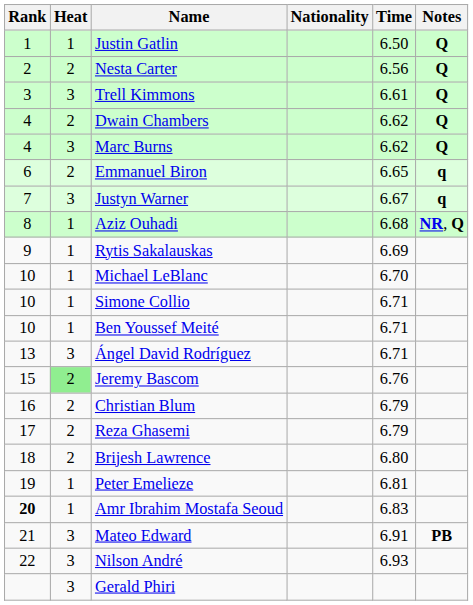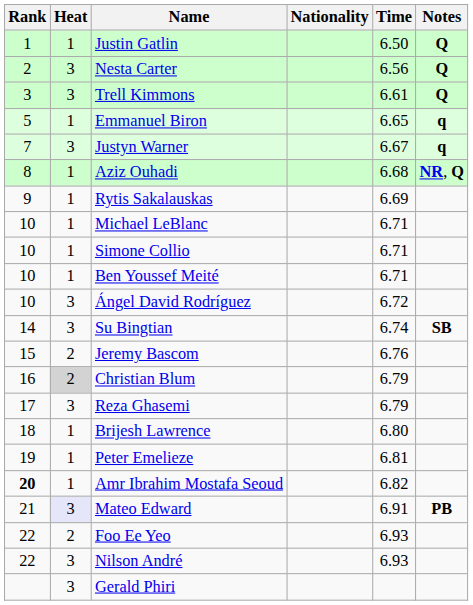(71, 69) 2 -> (71, 69) 3
- row: (152, 120)
- row: (134, 146)
(27, 172) 6 -> (27, 120) 5
(71, 172) 2 -> (71, 120) 1
(394, 276) 6.70 -> (394, 224) 6.71
(27, 353) 13 -> (27, 302) 10
(394, 353) 6.71 -> (394, 302) 6.72
+ row: (134, 328)
(71, 379) lightgreen background -> (71, 353) no background
(71, 405) no background -> (71, 379) lightgrey background
(71, 431) 2 -> (71, 405) 3
(71, 457) 2 -> (71, 431) 1
(394, 509) 6.83 -> (394, 483) 6.82
(71, 535) no background -> (71, 509) lavender background
+ row: (133, 535)
